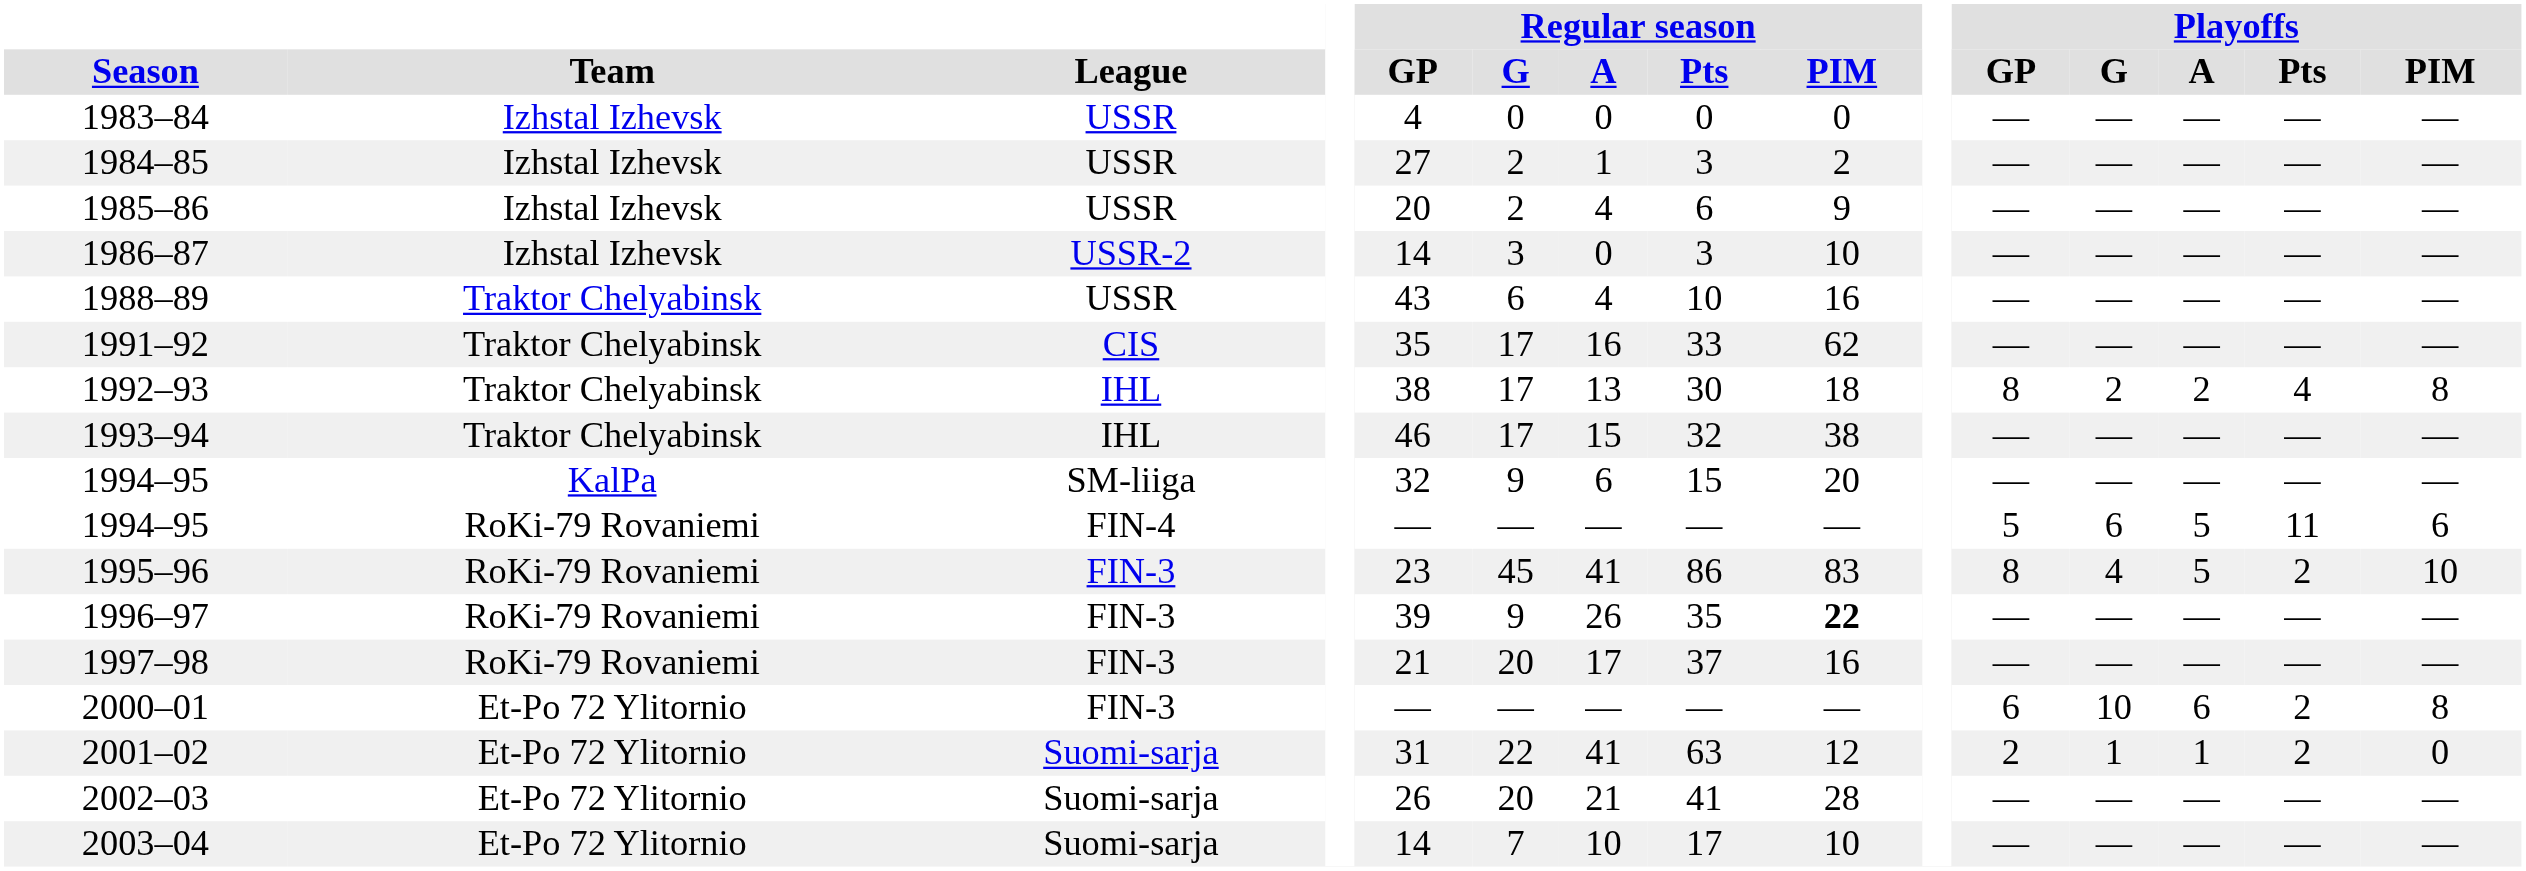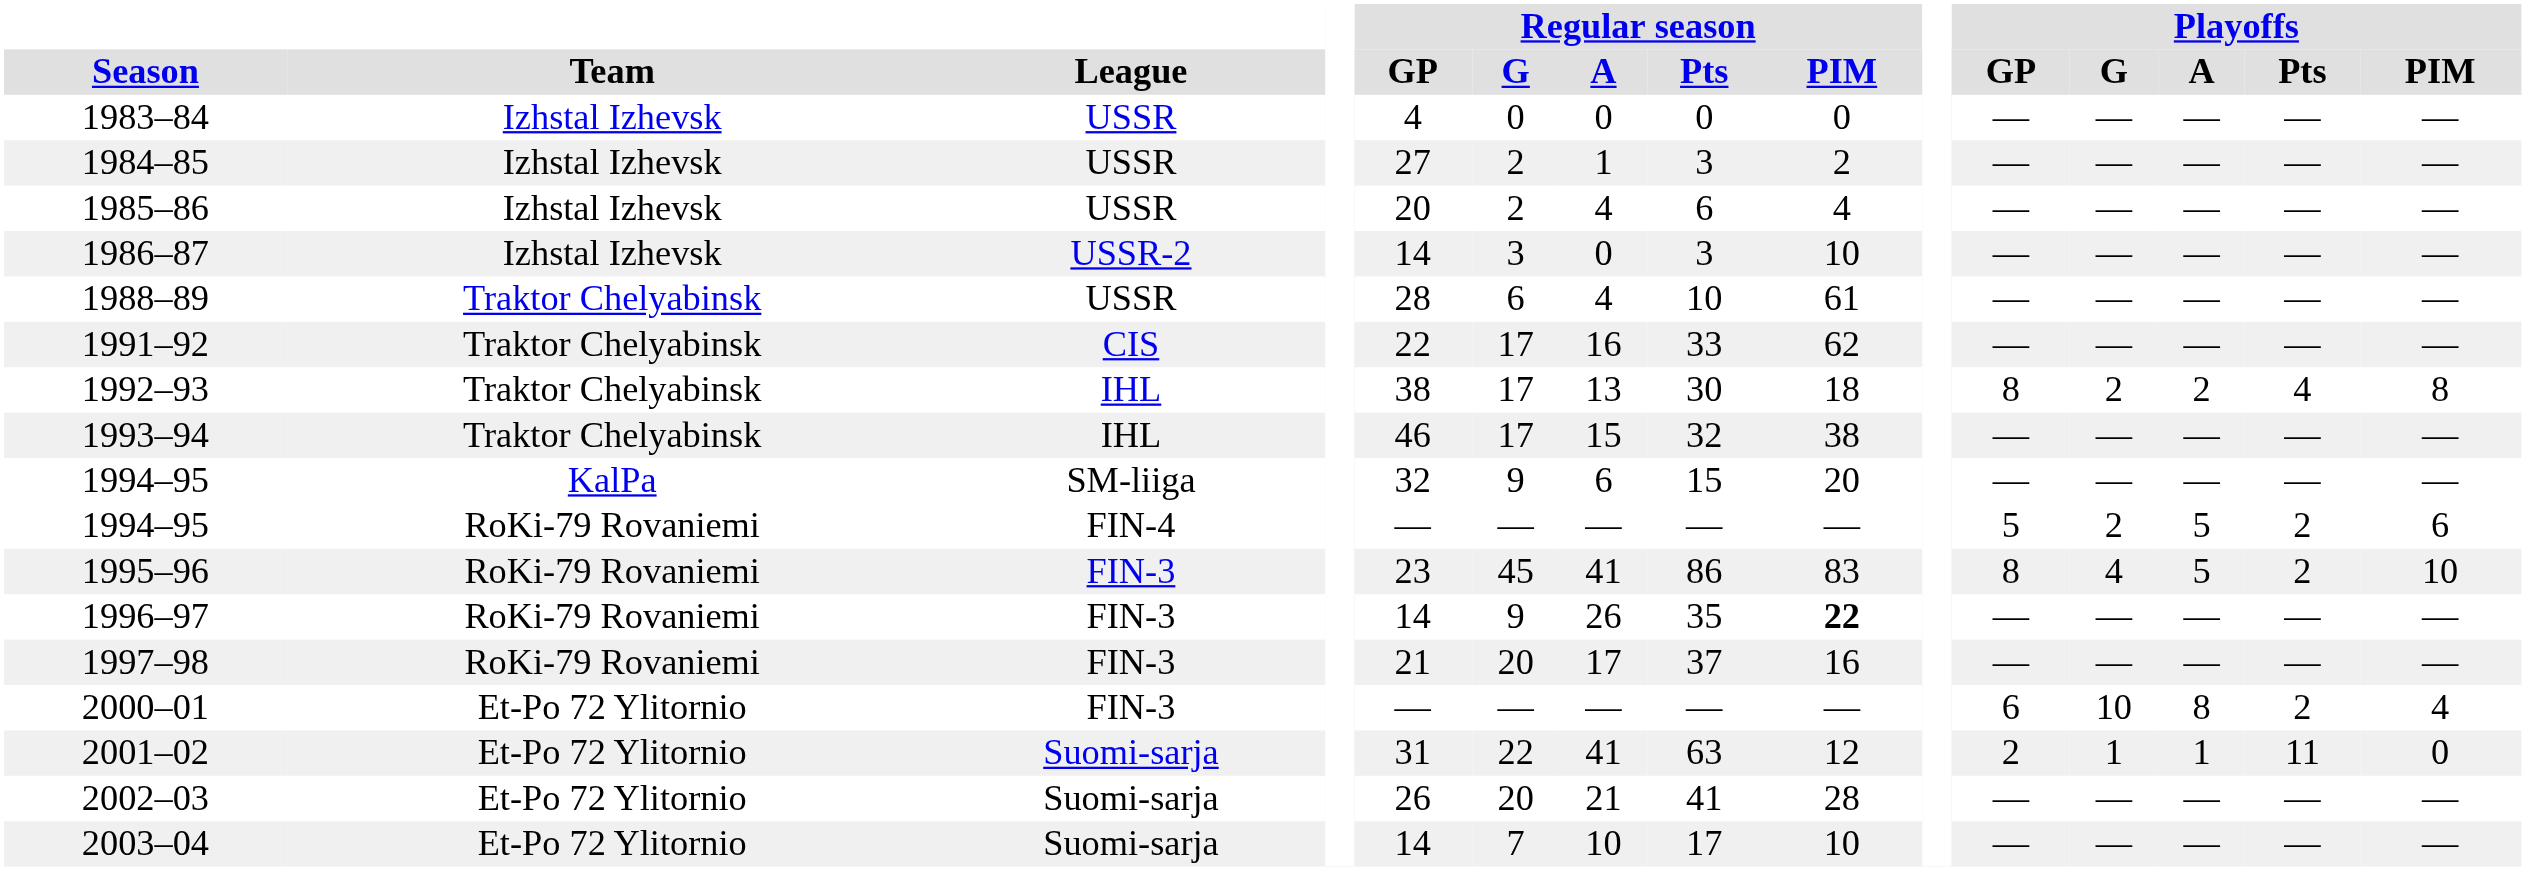(1842, 207) 9 -> (1842, 207) 4
(1413, 298) 43 -> (1413, 298) 28
(1842, 298) 16 -> (1842, 298) 61
(1413, 343) 35 -> (1413, 343) 22
(2114, 525) 6 -> (2114, 525) 2
(2302, 525) 11 -> (2302, 525) 2
(1413, 616) 39 -> (1413, 616) 14
(2202, 707) 6 -> (2202, 707) 8
(2440, 707) 8 -> (2440, 707) 4
(2302, 752) 2 -> (2302, 752) 11
